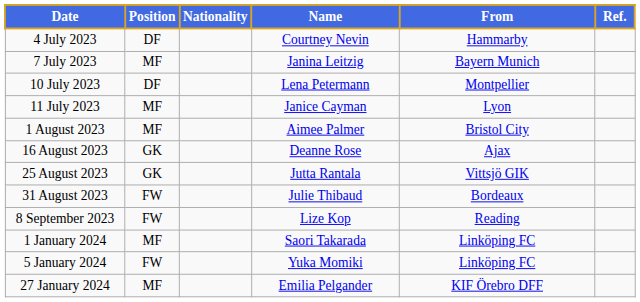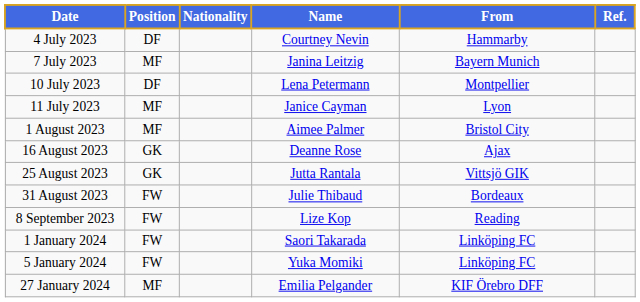(152, 241) MF -> (152, 241) FW
